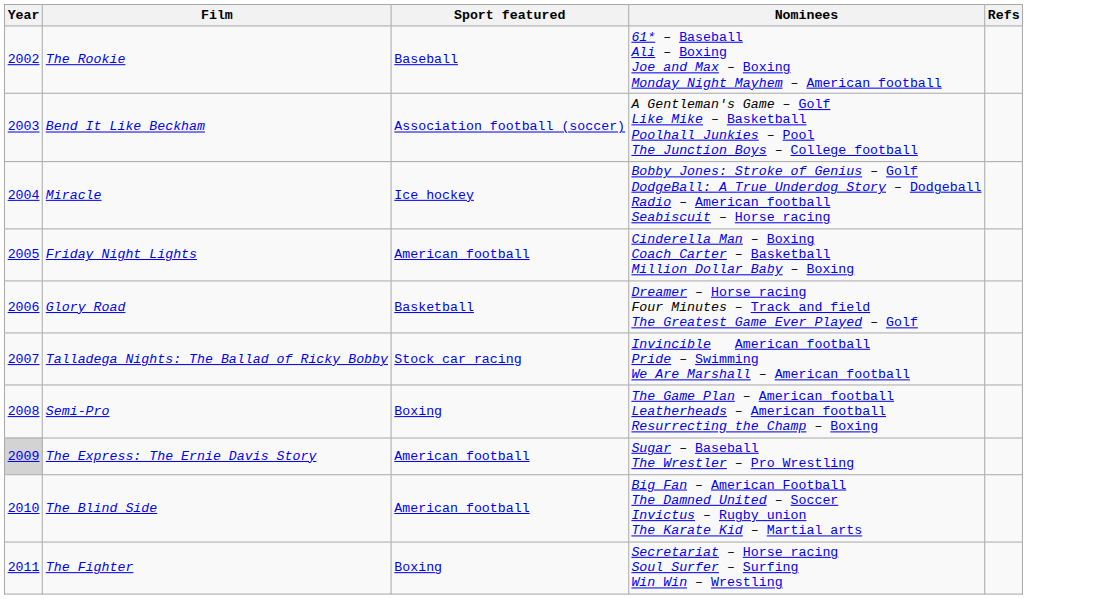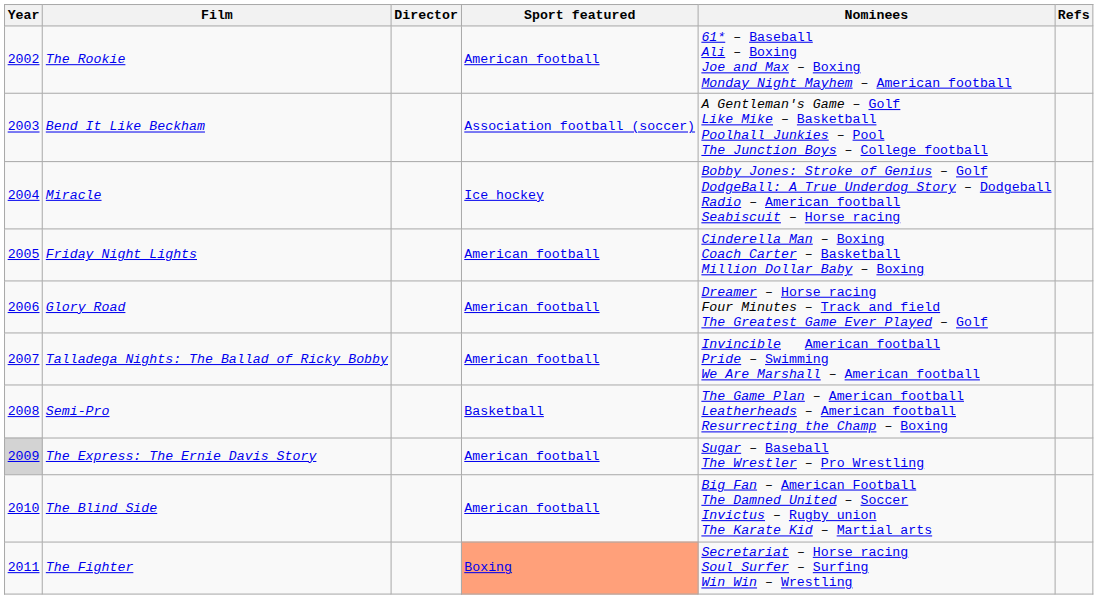+ column: (426, 15)
(426, 60) Baseball -> (532, 60) American football
(434, 307) Basketball -> (532, 307) American football
(458, 359) Stock car racing -> (532, 359) American football
(418, 411) Boxing -> (504, 411) Basketball
(418, 568) no background -> (488, 568) lightsalmon background
